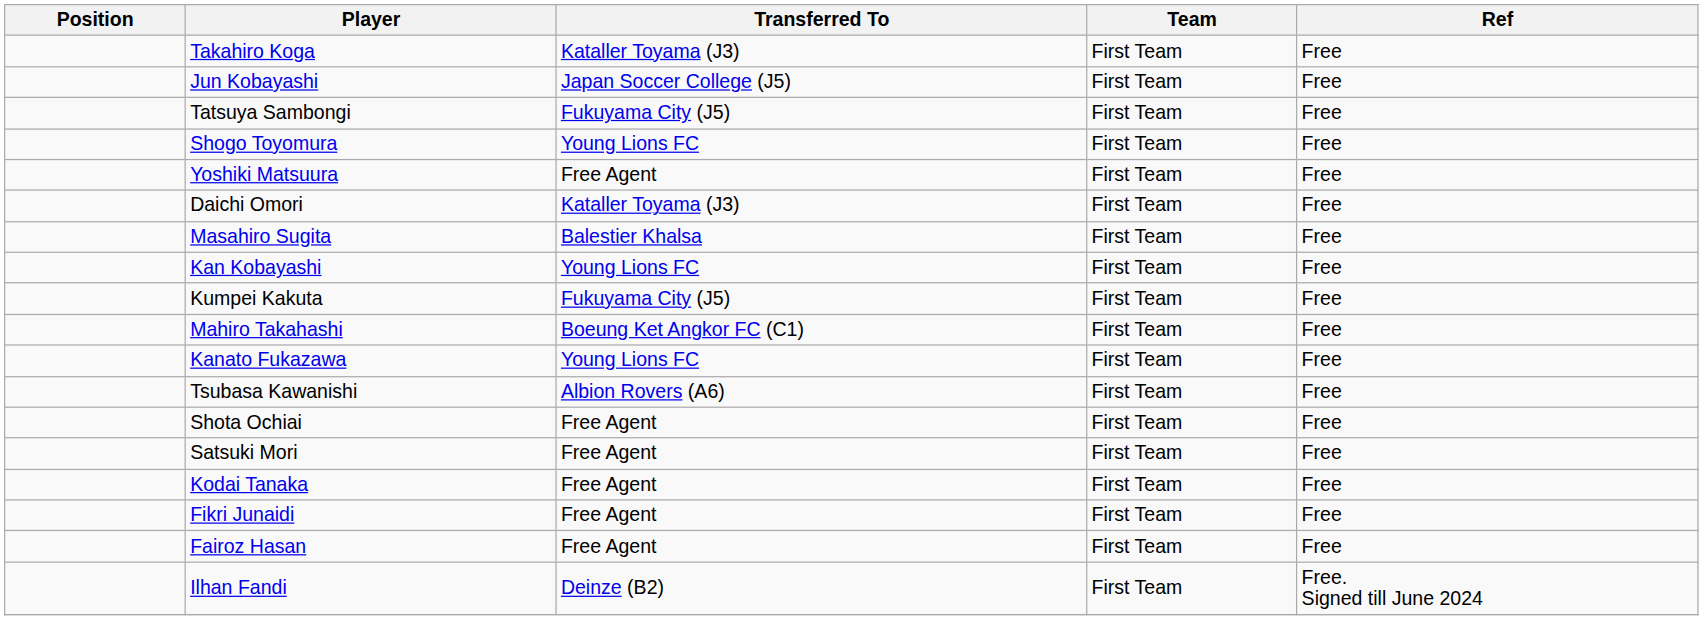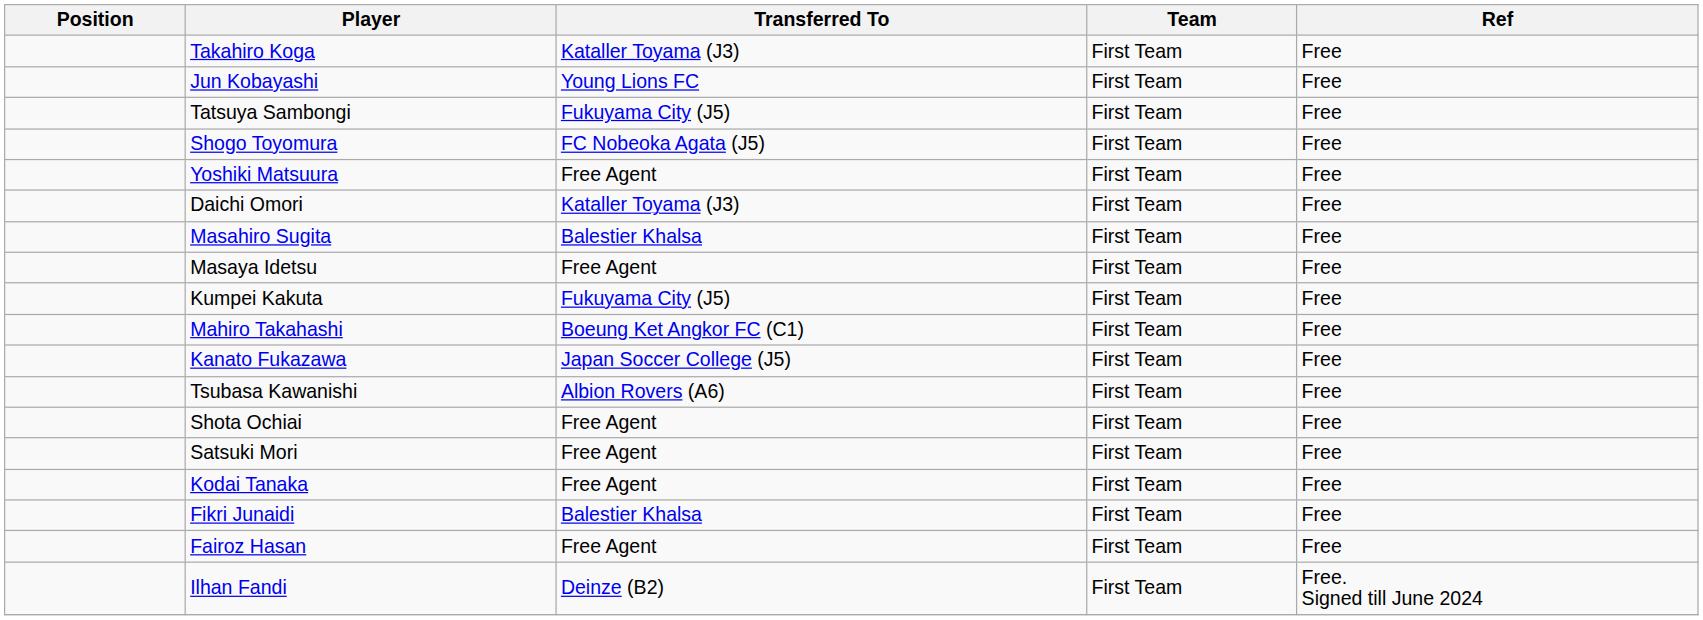(676, 81) Japan Soccer College (J5) -> (630, 81) Young Lions FC
(630, 143) Young Lions FC -> (663, 143) FC Nobeoka Agata (J5)
- row: (256, 267)
+ row: (254, 267)
(630, 360) Young Lions FC -> (676, 360) Japan Soccer College (J5)
(609, 515) Free Agent -> (631, 515) Balestier Khalsa
